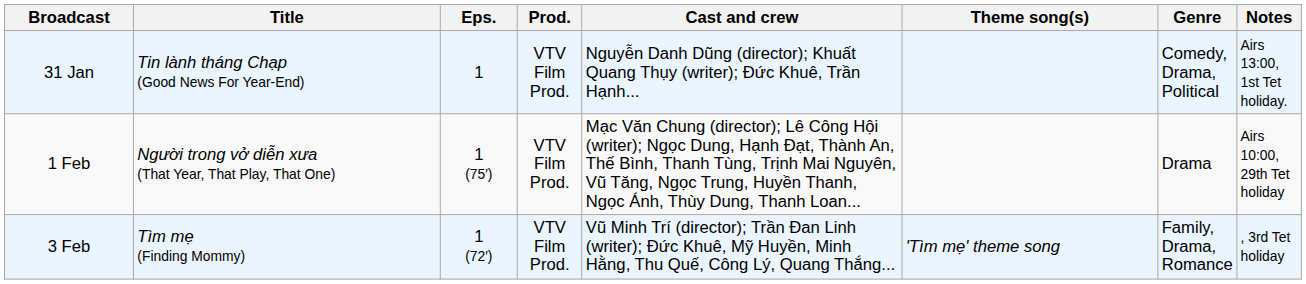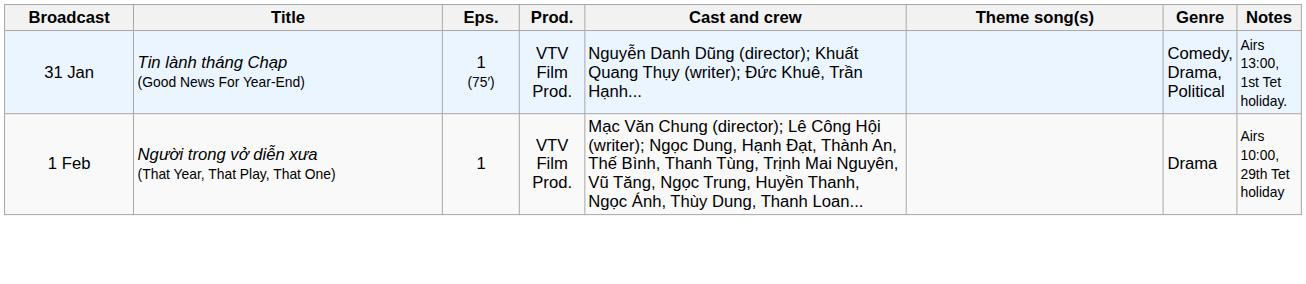(479, 72) 1 -> (481, 72) 1 (75′)
(479, 164) 1 (75′) -> (481, 164) 1
- row: (69, 246)
